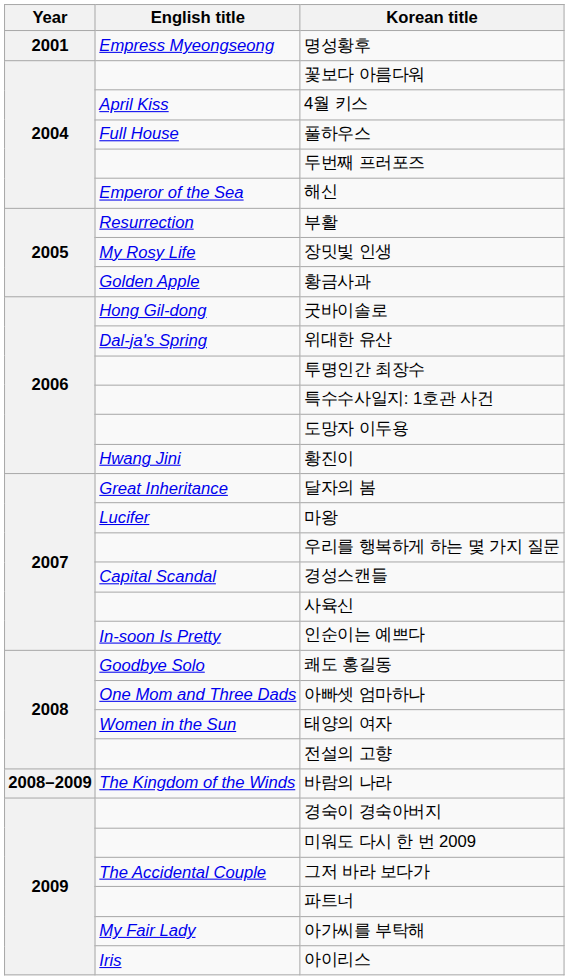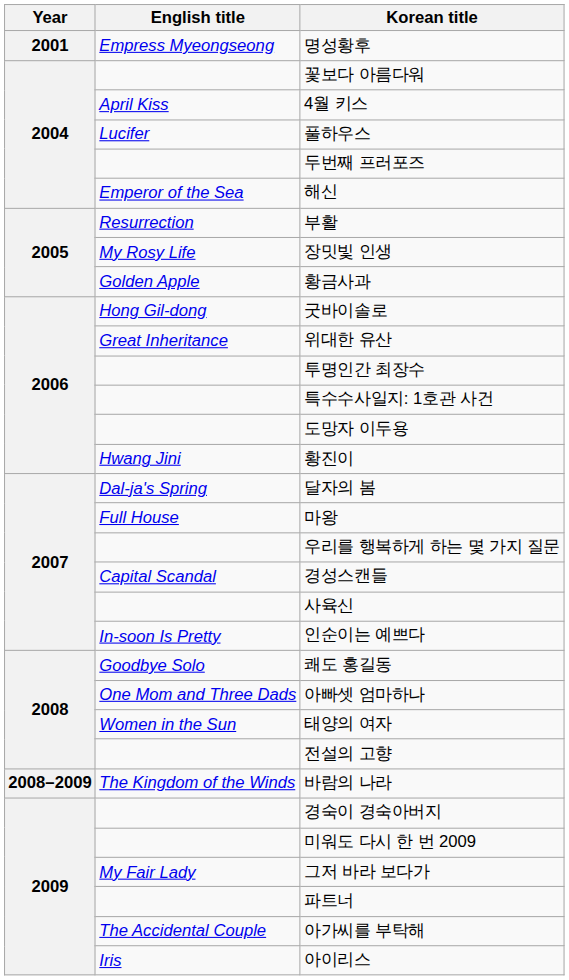(139, 134) Full House -> (124, 134) Lucifer
(153, 340) Dal-ja's Spring -> (164, 340) Great Inheritance
(164, 488) Great Inheritance -> (153, 488) Dal-ja's Spring
(124, 517) Lucifer -> (139, 517) Full House
(183, 871) The Accidental Couple -> (147, 871) My Fair Lady
(147, 930) My Fair Lady -> (183, 930) The Accidental Couple
